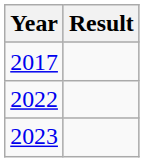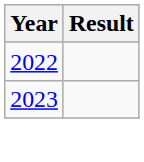- row: (34, 61)
